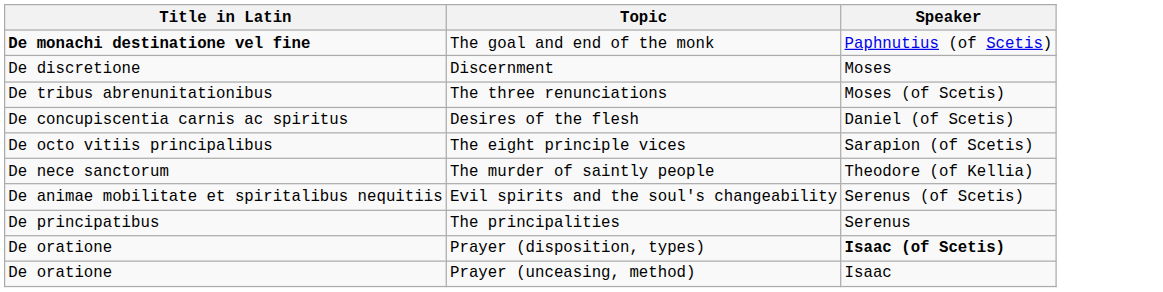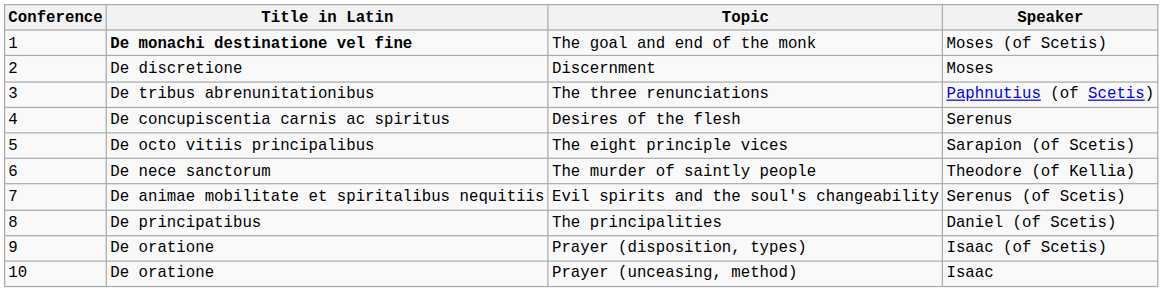+ column: (56, 17)
(948, 43) Paphnutius (of Scetis) -> (1027, 43) Moses (of Scetis)
(925, 94) Moses (of Scetis) -> (1050, 94) Paphnutius (of Scetis)
(930, 120) Daniel (of Scetis) -> (979, 120) Serenus
(878, 223) Serenus -> (1031, 223) Daniel (of Scetis)
(925, 248) bold -> (1027, 248) normal
